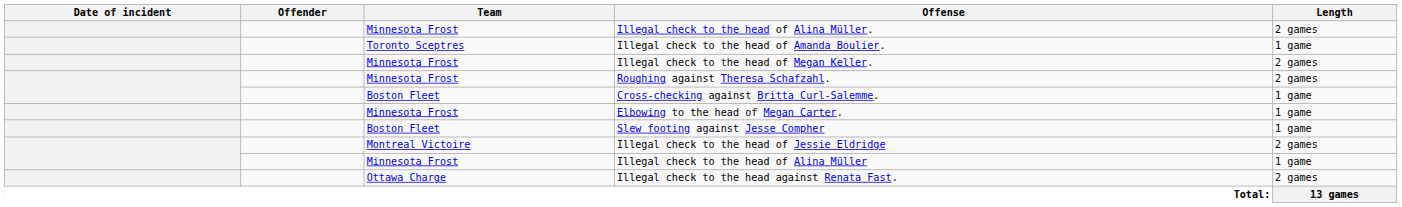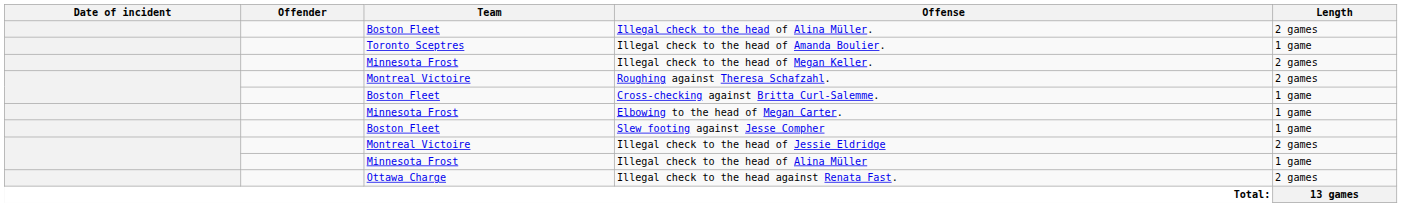(412, 29) Minnesota Frost -> (403, 29) Boston Fleet
(412, 79) Minnesota Frost -> (419, 79) Montreal Victoire
